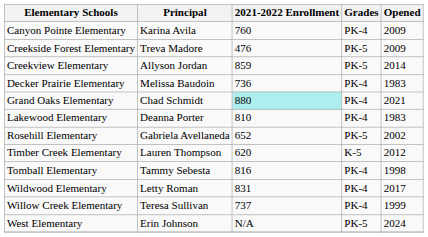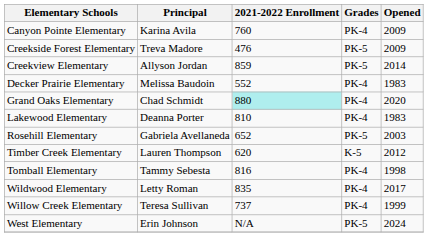(243, 83) 736 -> (243, 83) 552
(395, 100) 2021 -> (395, 100) 2020
(395, 135) 2002 -> (395, 135) 2003
(243, 188) 831 -> (243, 188) 835
